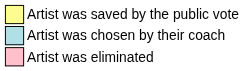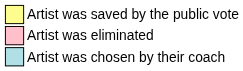rows swapped: (126, 36) <-> (90, 57)
